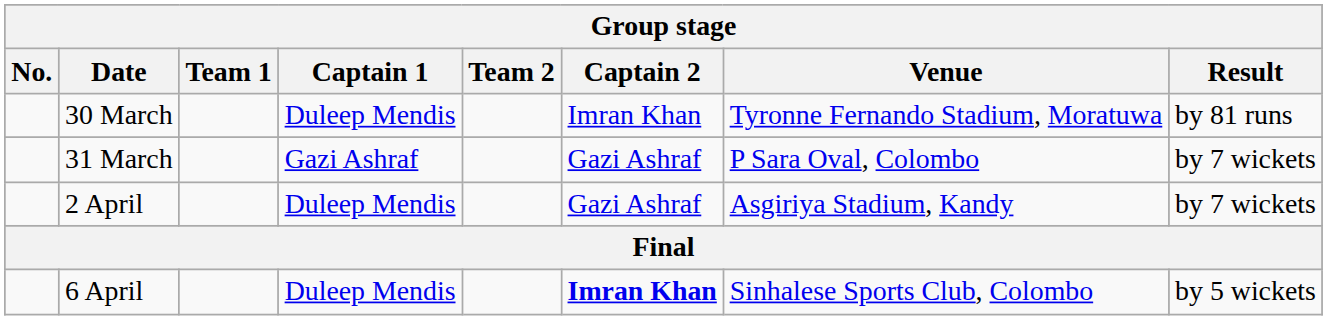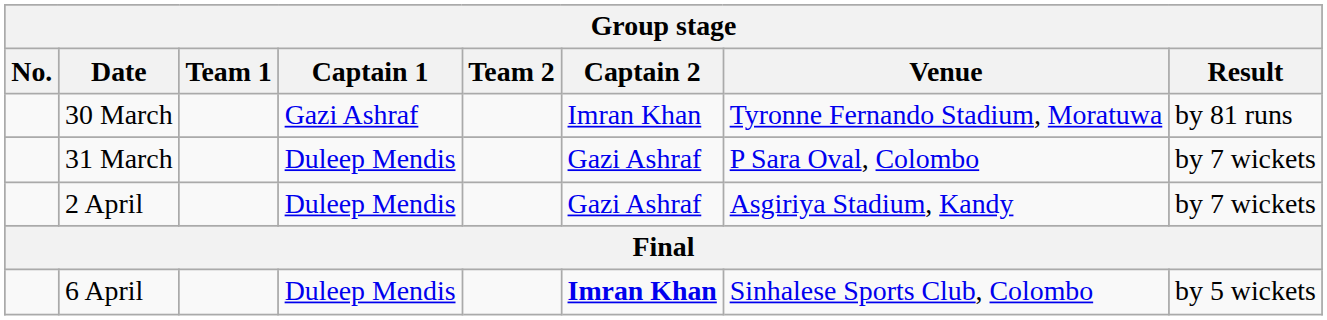(370, 114) Duleep Mendis -> (351, 114) Gazi Ashraf
(351, 159) Gazi Ashraf -> (370, 159) Duleep Mendis
